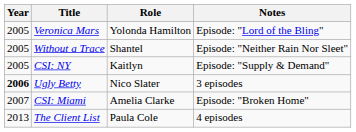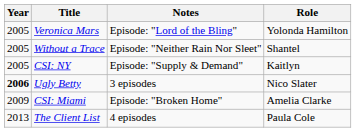columns swapped: (150, 13) <-> (272, 13)
(18, 100) 2007 -> (18, 100) 2009
